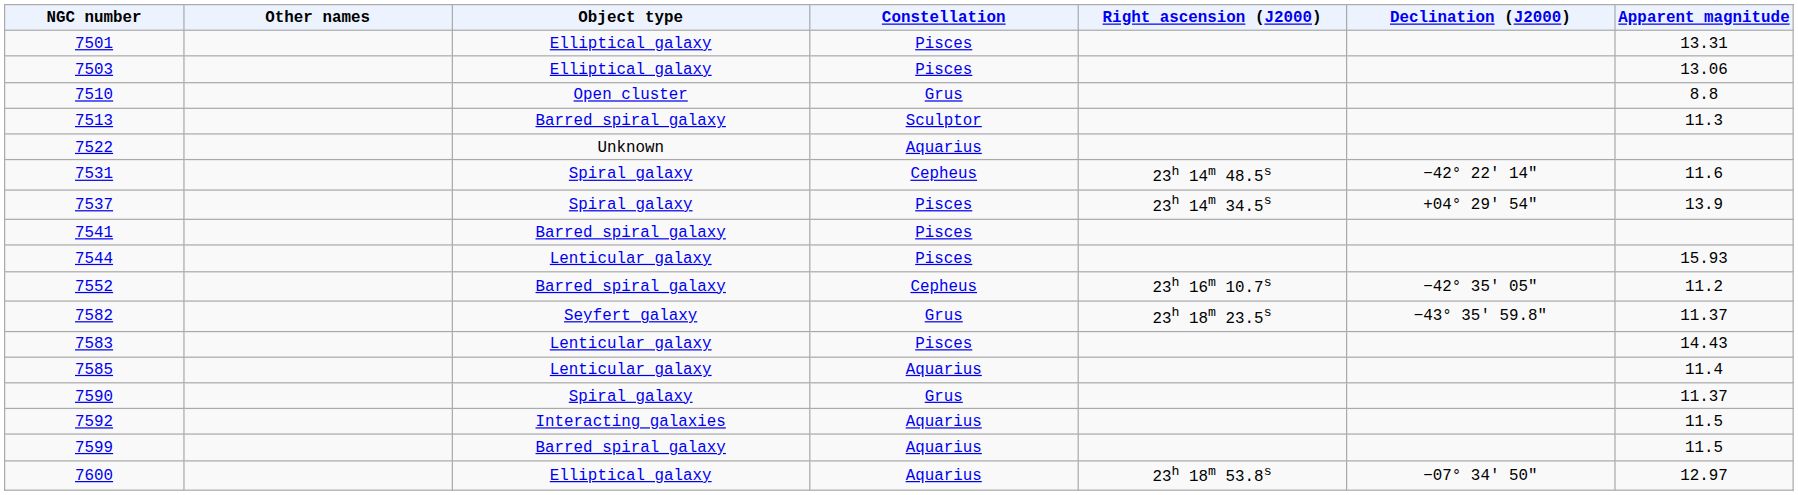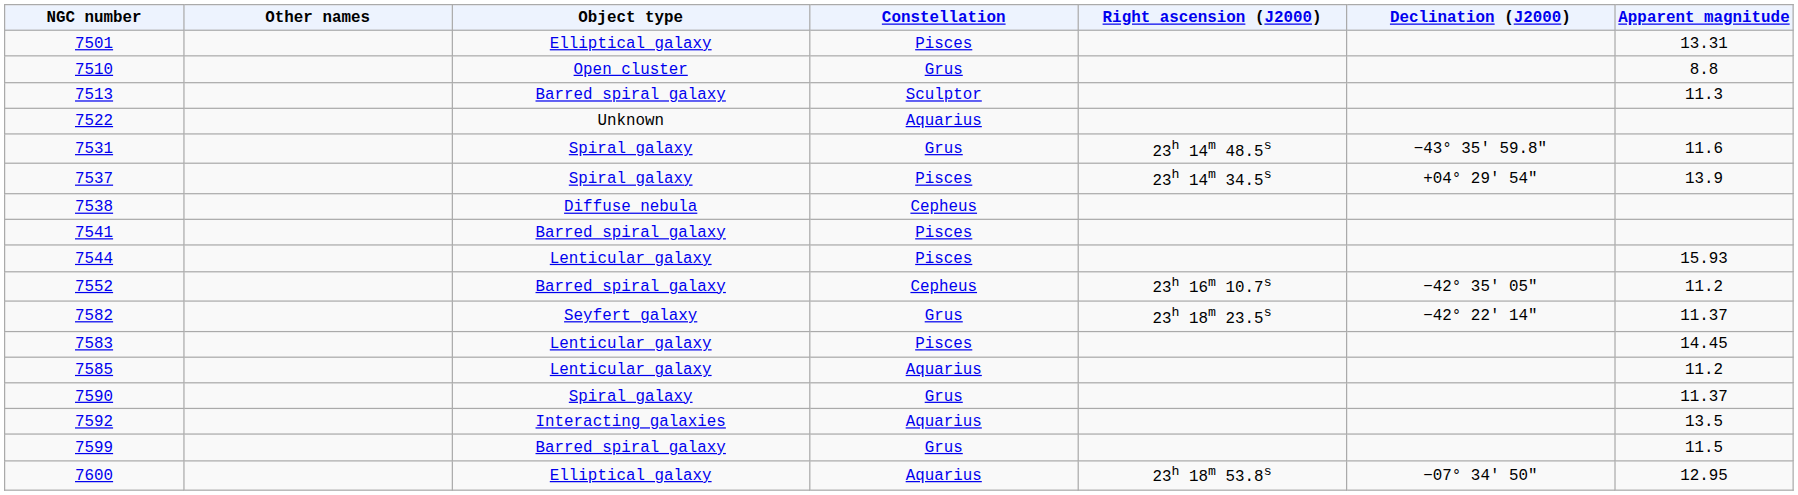- row: (94, 69)
(944, 175) Cepheus -> (944, 149) Grus
(1480, 175) −42° 22′ 14″ -> (1480, 149) −43° 35′ 59.8″
+ row: (94, 207)
(1480, 316) −43° 35′ 59.8″ -> (1480, 316) −42° 22′ 14″
(1704, 344) 14.43 -> (1704, 344) 14.45
(1704, 370) 11.4 -> (1704, 370) 11.2
(1704, 422) 11.5 -> (1704, 422) 13.5
(944, 447) Aquarius -> (944, 447) Grus
(1704, 475) 12.97 -> (1704, 475) 12.95
